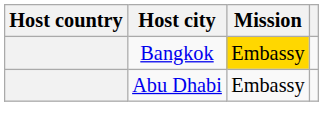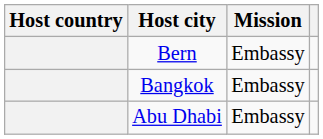+ row: (177, 52)
(268, 52) gold background -> (268, 85) no background
